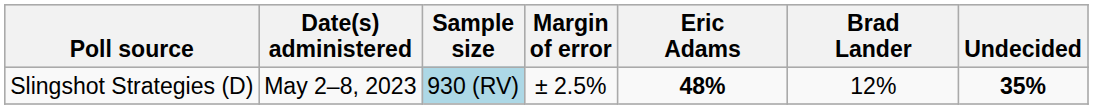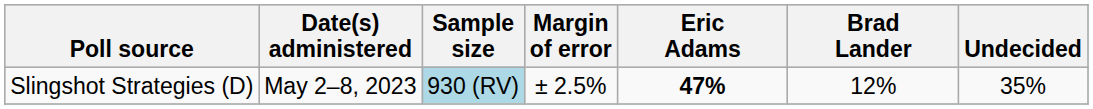(703, 85) 48% -> (703, 85) 47%
(1023, 85) bold -> (1023, 85) normal
